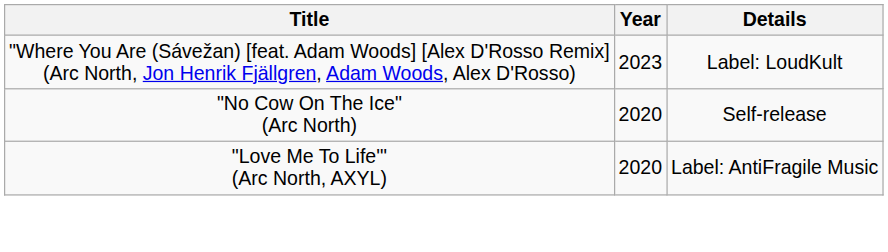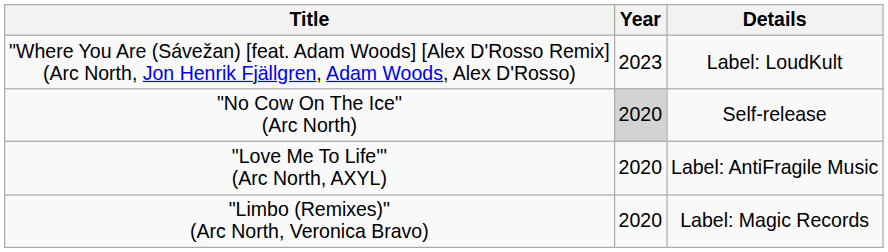(640, 114) no background -> (640, 114) lightgrey background
+ row: (309, 220)
